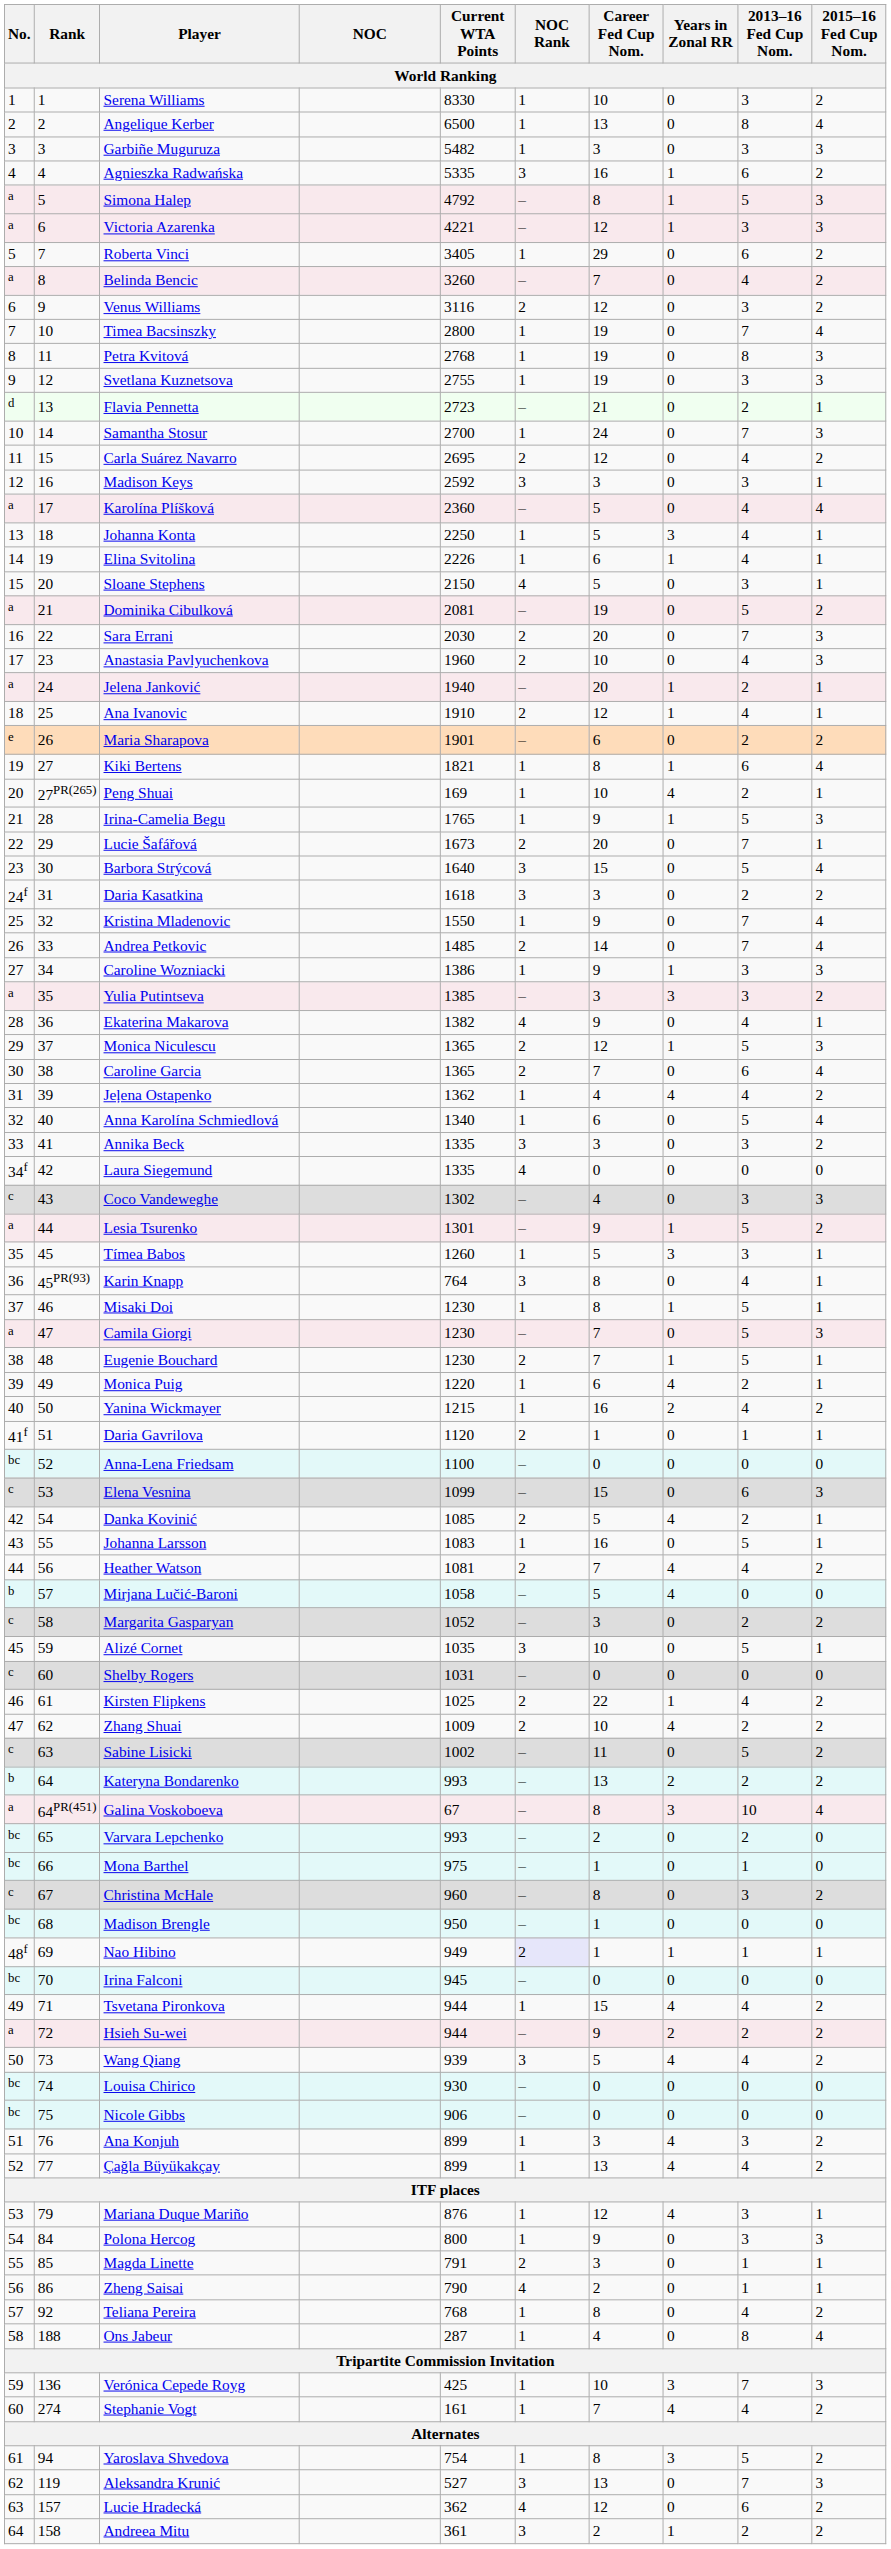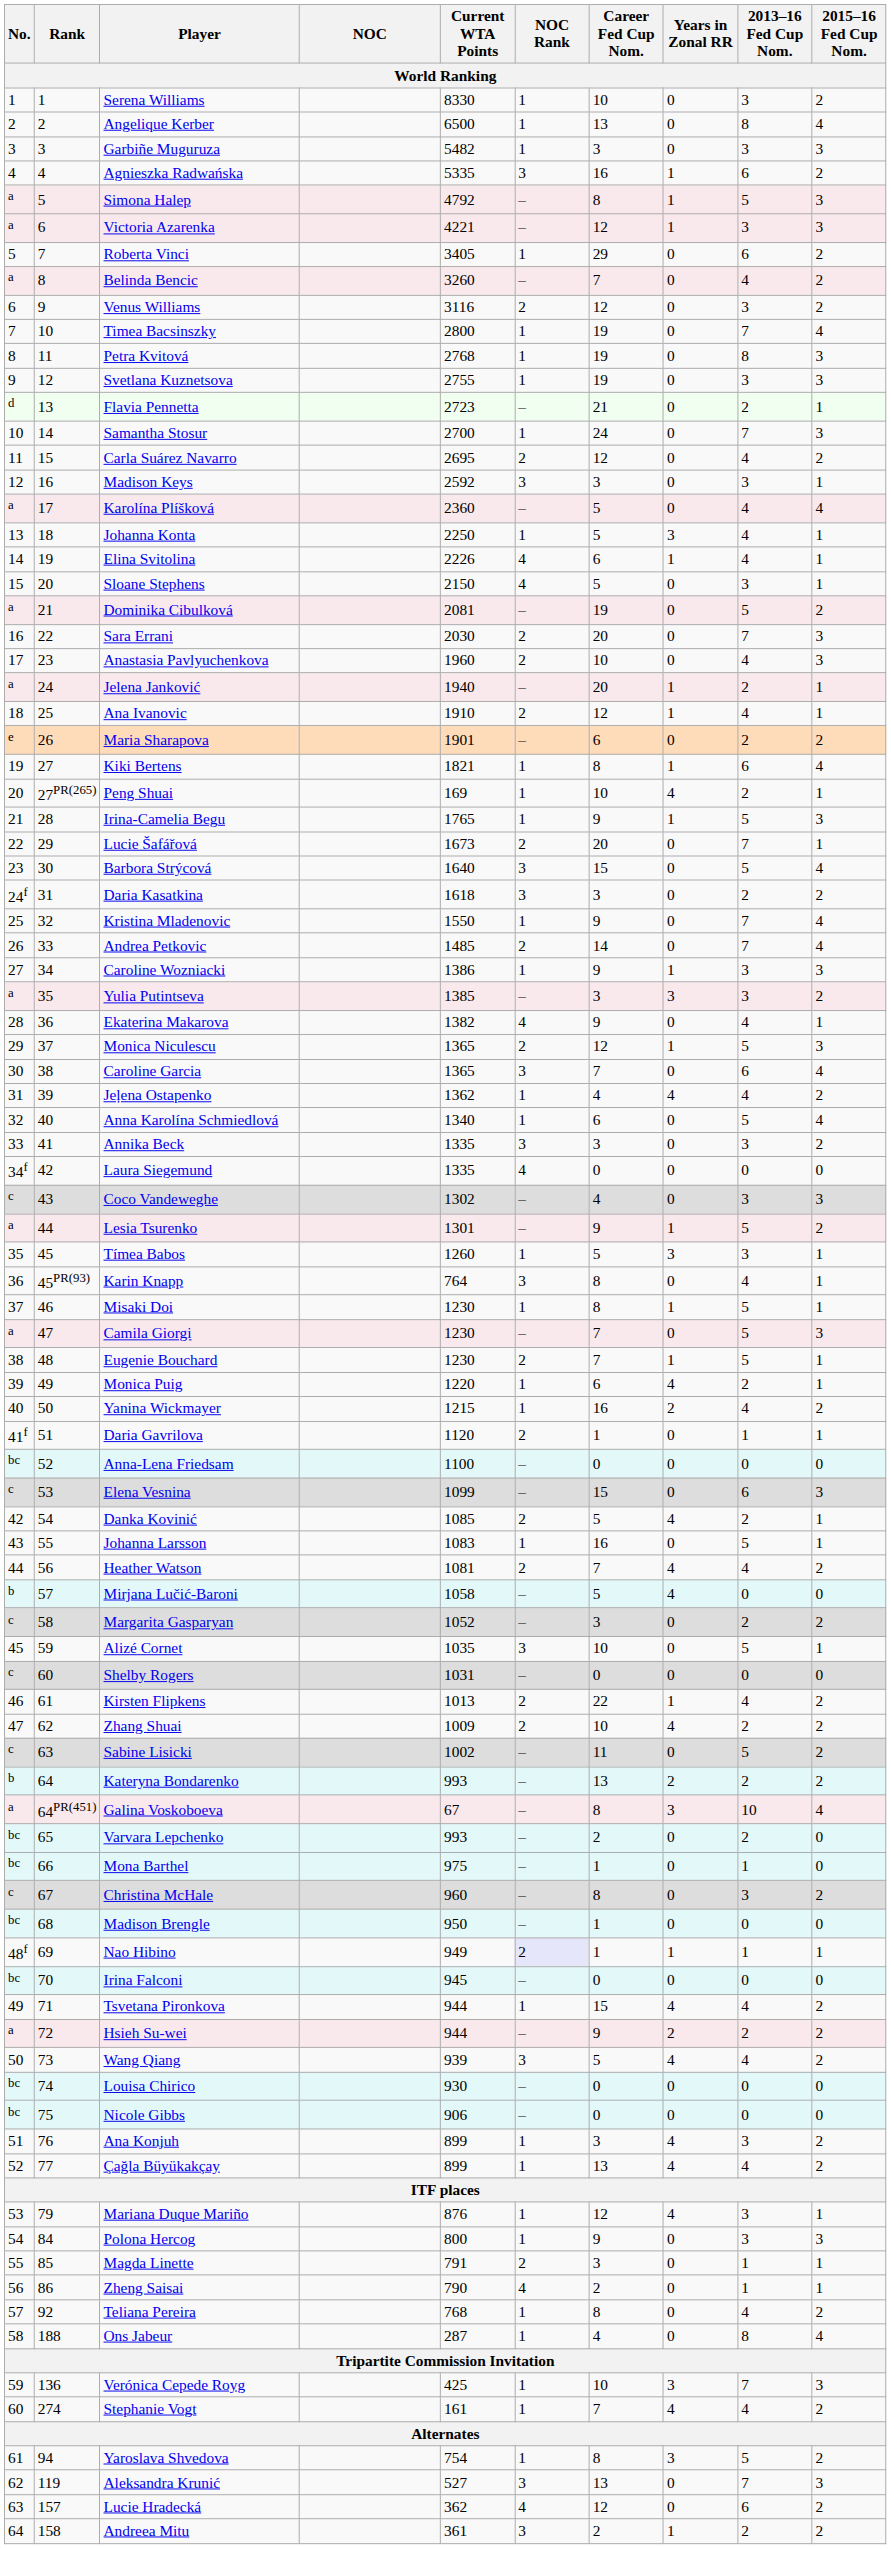(522, 559) 1 -> (522, 559) 4
(522, 1071) 2 -> (522, 1071) 3
(459, 1701) 1025 -> (459, 1701) 1013
